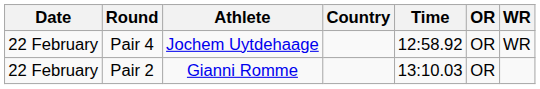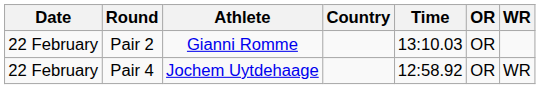rows swapped: (132, 70) <-> (132, 44)
